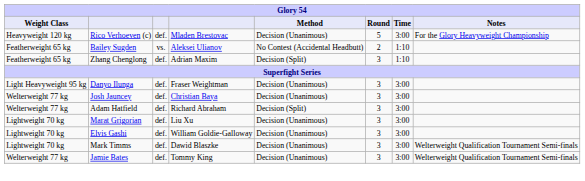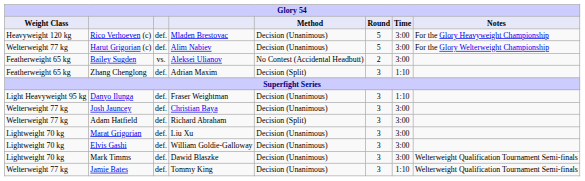+ row: (121, 47)
(402, 47) 1:10 -> (403, 60) 3:00
(402, 84) 3:00 -> (403, 96) 1:10
(402, 157) 3:00 -> (403, 170) 1:10
